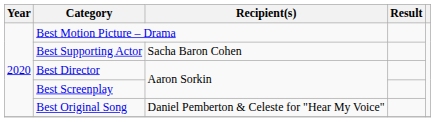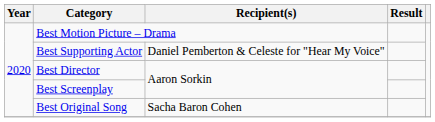(195, 51) Sacha Baron Cohen -> (266, 51) Daniel Pemberton & Celeste for "Hear My Voice"
(266, 107) Daniel Pemberton & Celeste for "Hear My Voice" -> (195, 107) Sacha Baron Cohen
